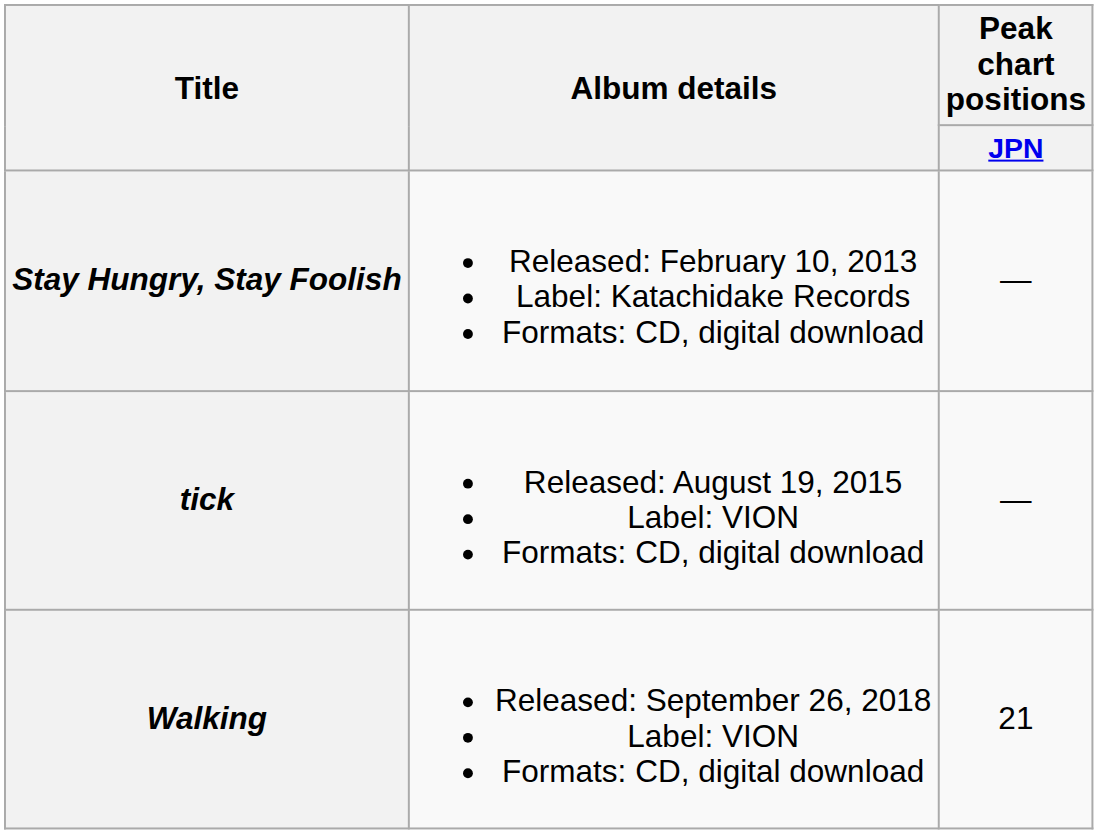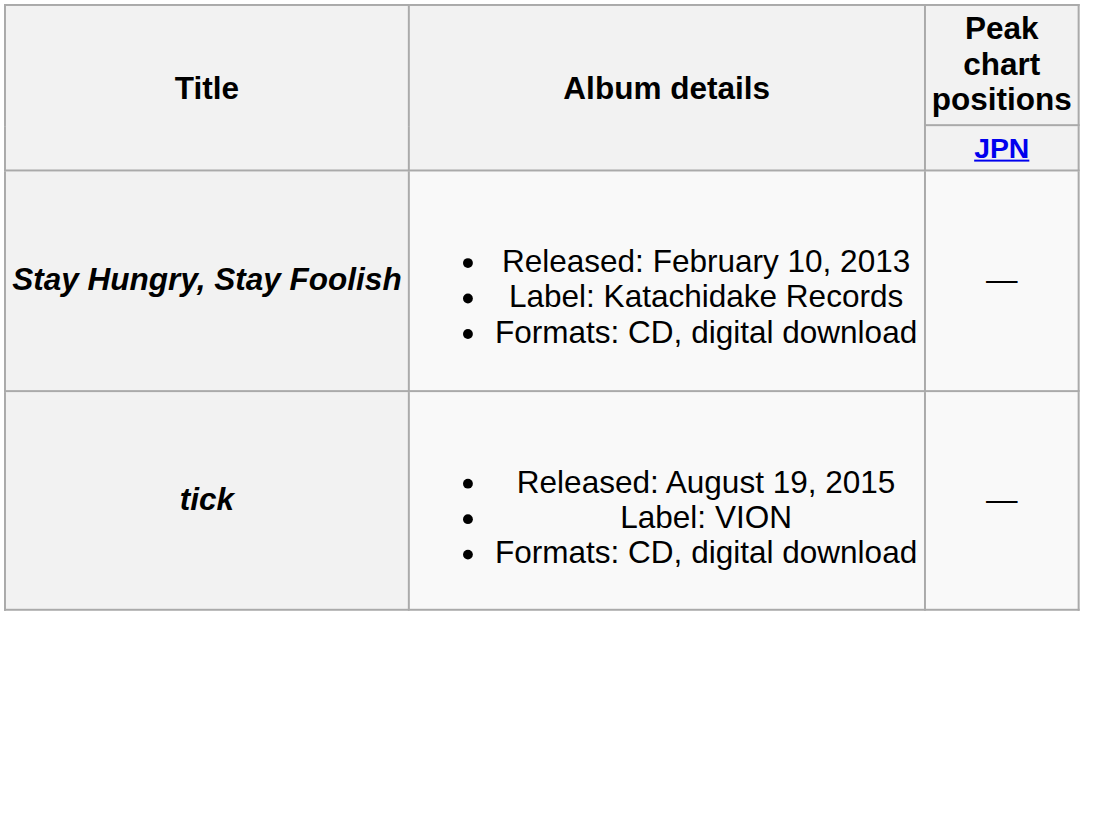- row: (207, 718)
